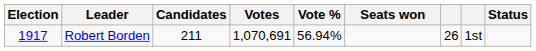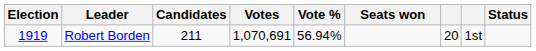(33, 35) 1917 -> (33, 35) 1919
(451, 35) 26 -> (451, 35) 20
